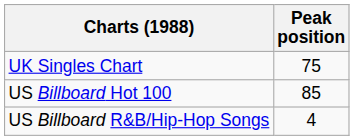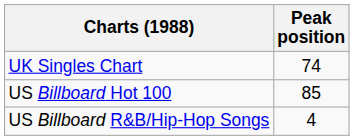(311, 65) 75 -> (311, 65) 74
